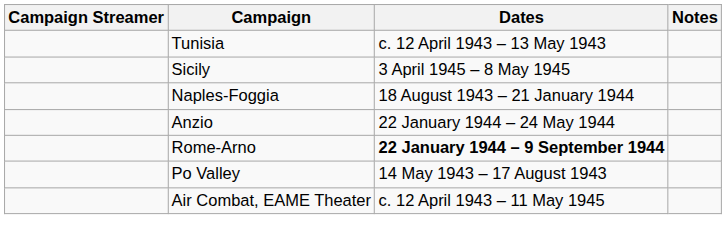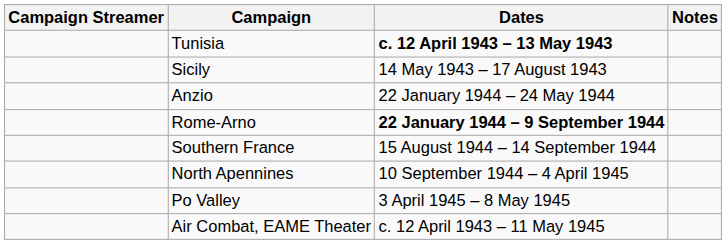(492, 43) normal -> (496, 43) bold
(474, 69) 3 April 1945 – 8 May 1945 -> (493, 69) 14 May 1943 – 17 August 1943
- row: (225, 95)
+ row: (233, 148)
+ row: (233, 174)
(493, 174) 14 May 1943 – 17 August 1943 -> (474, 200) 3 April 1945 – 8 May 1945
